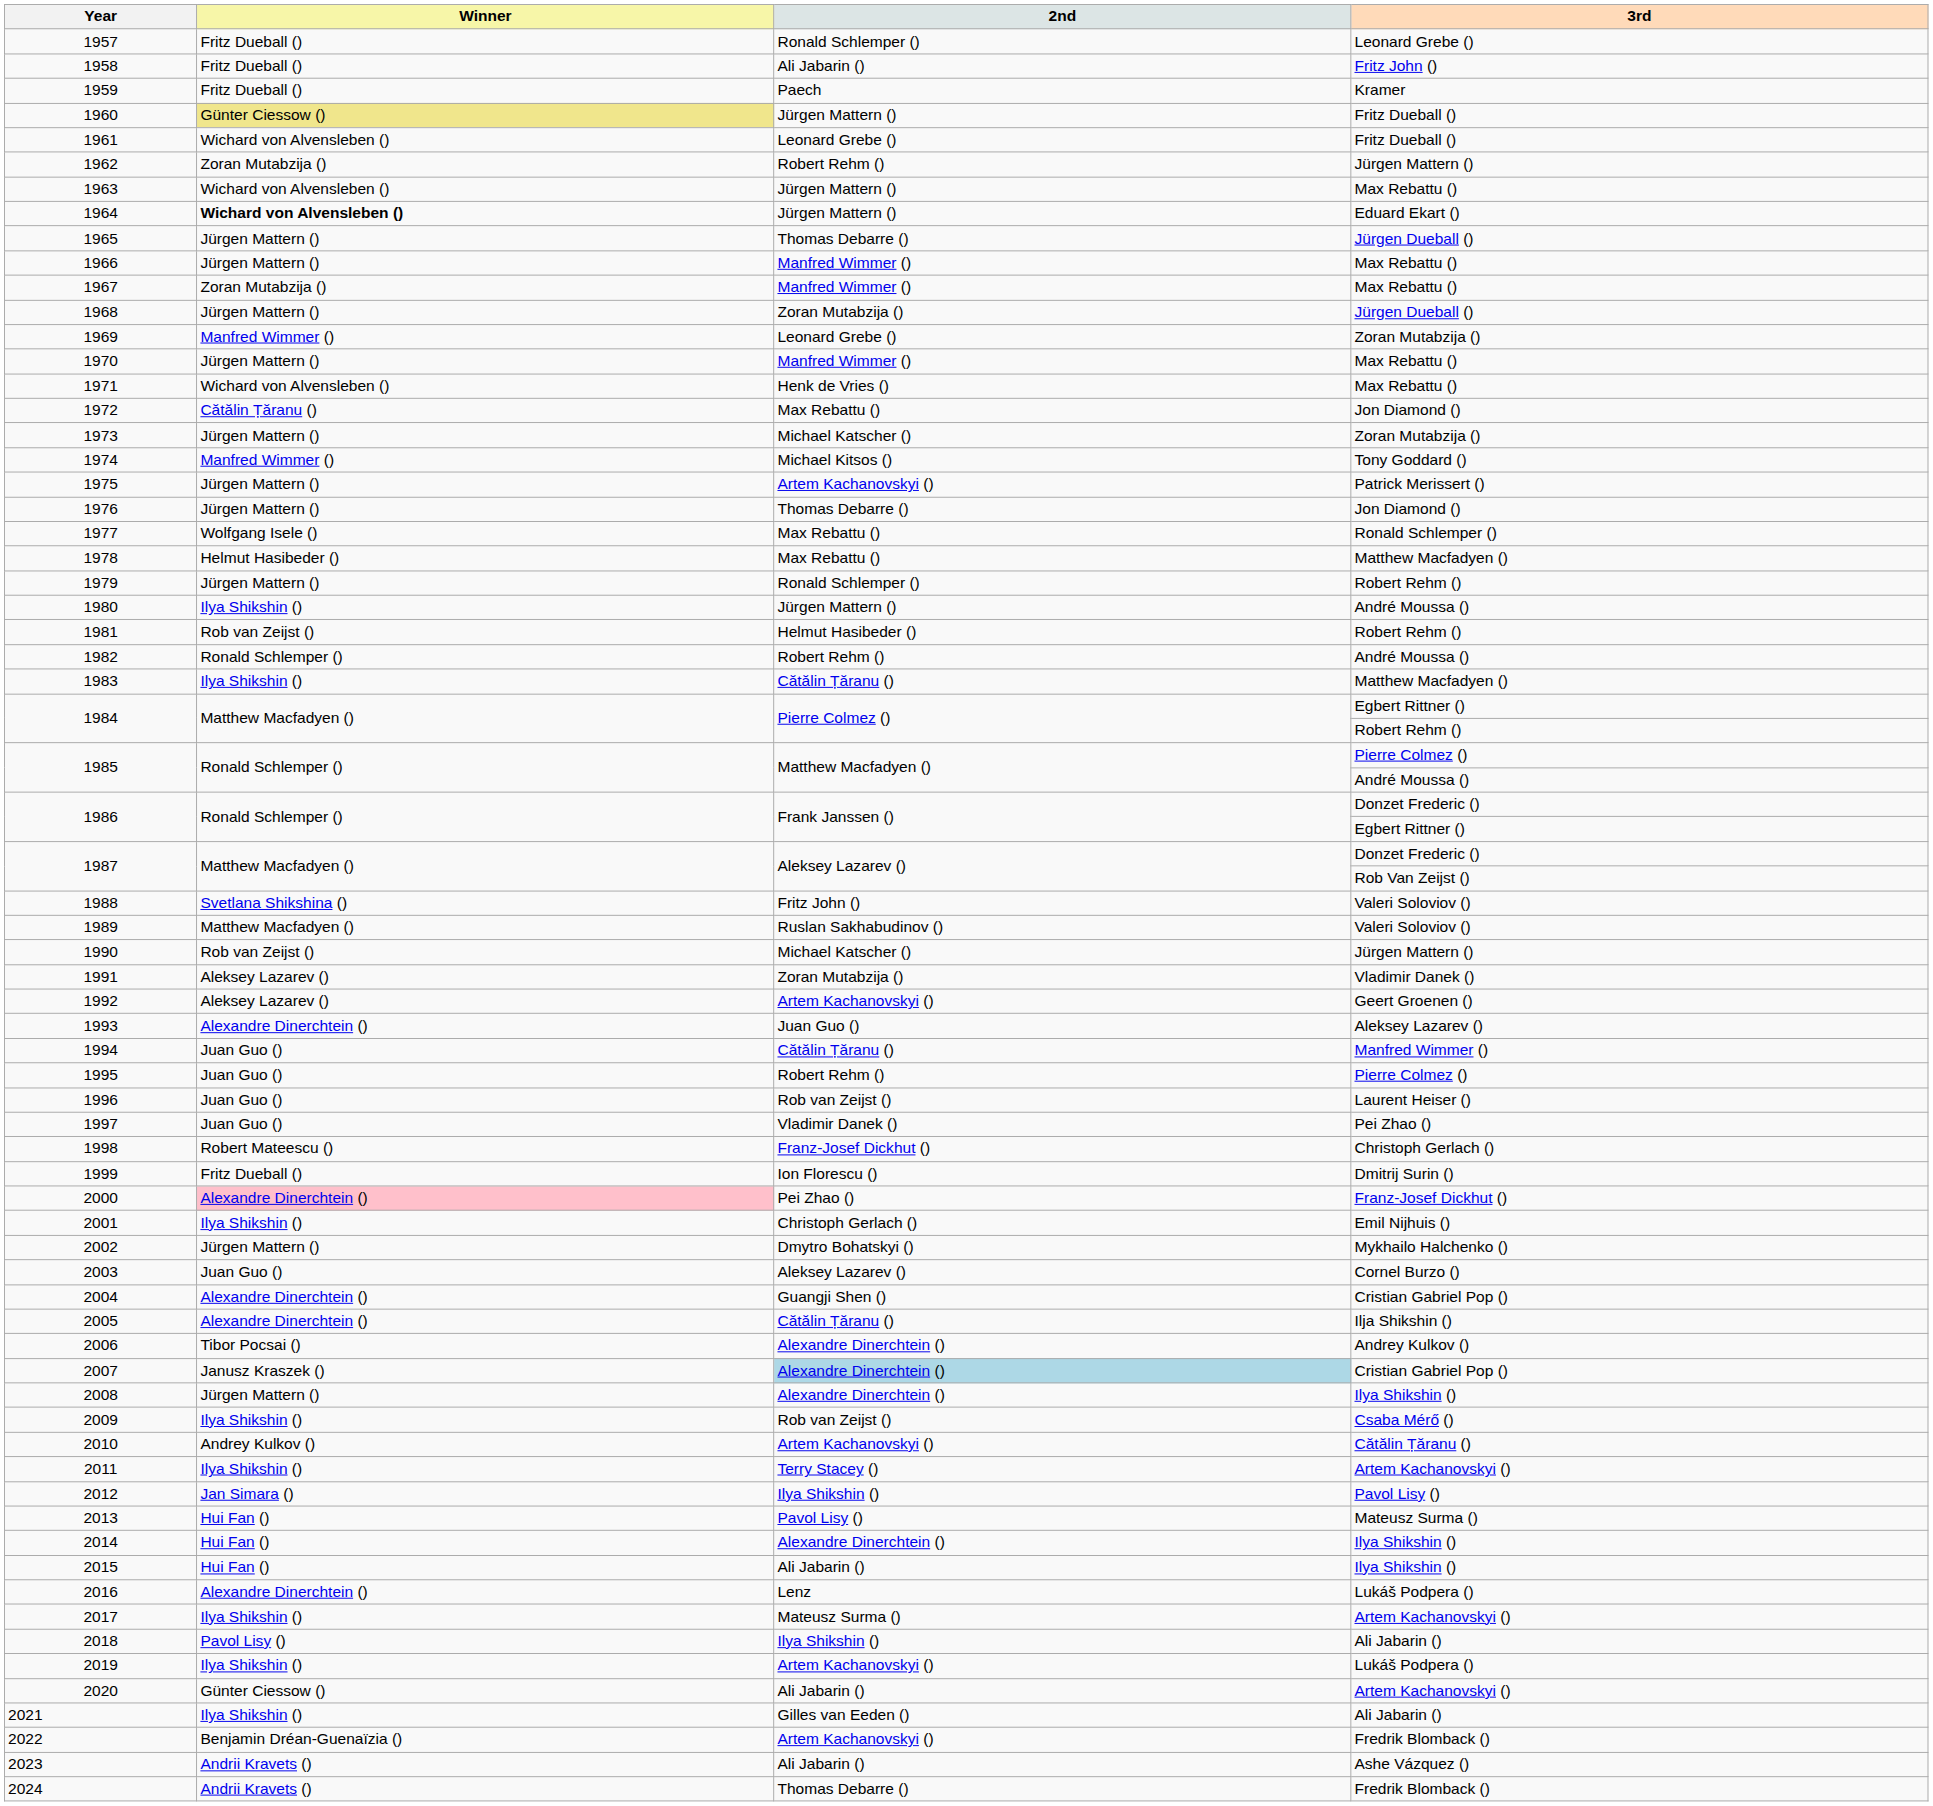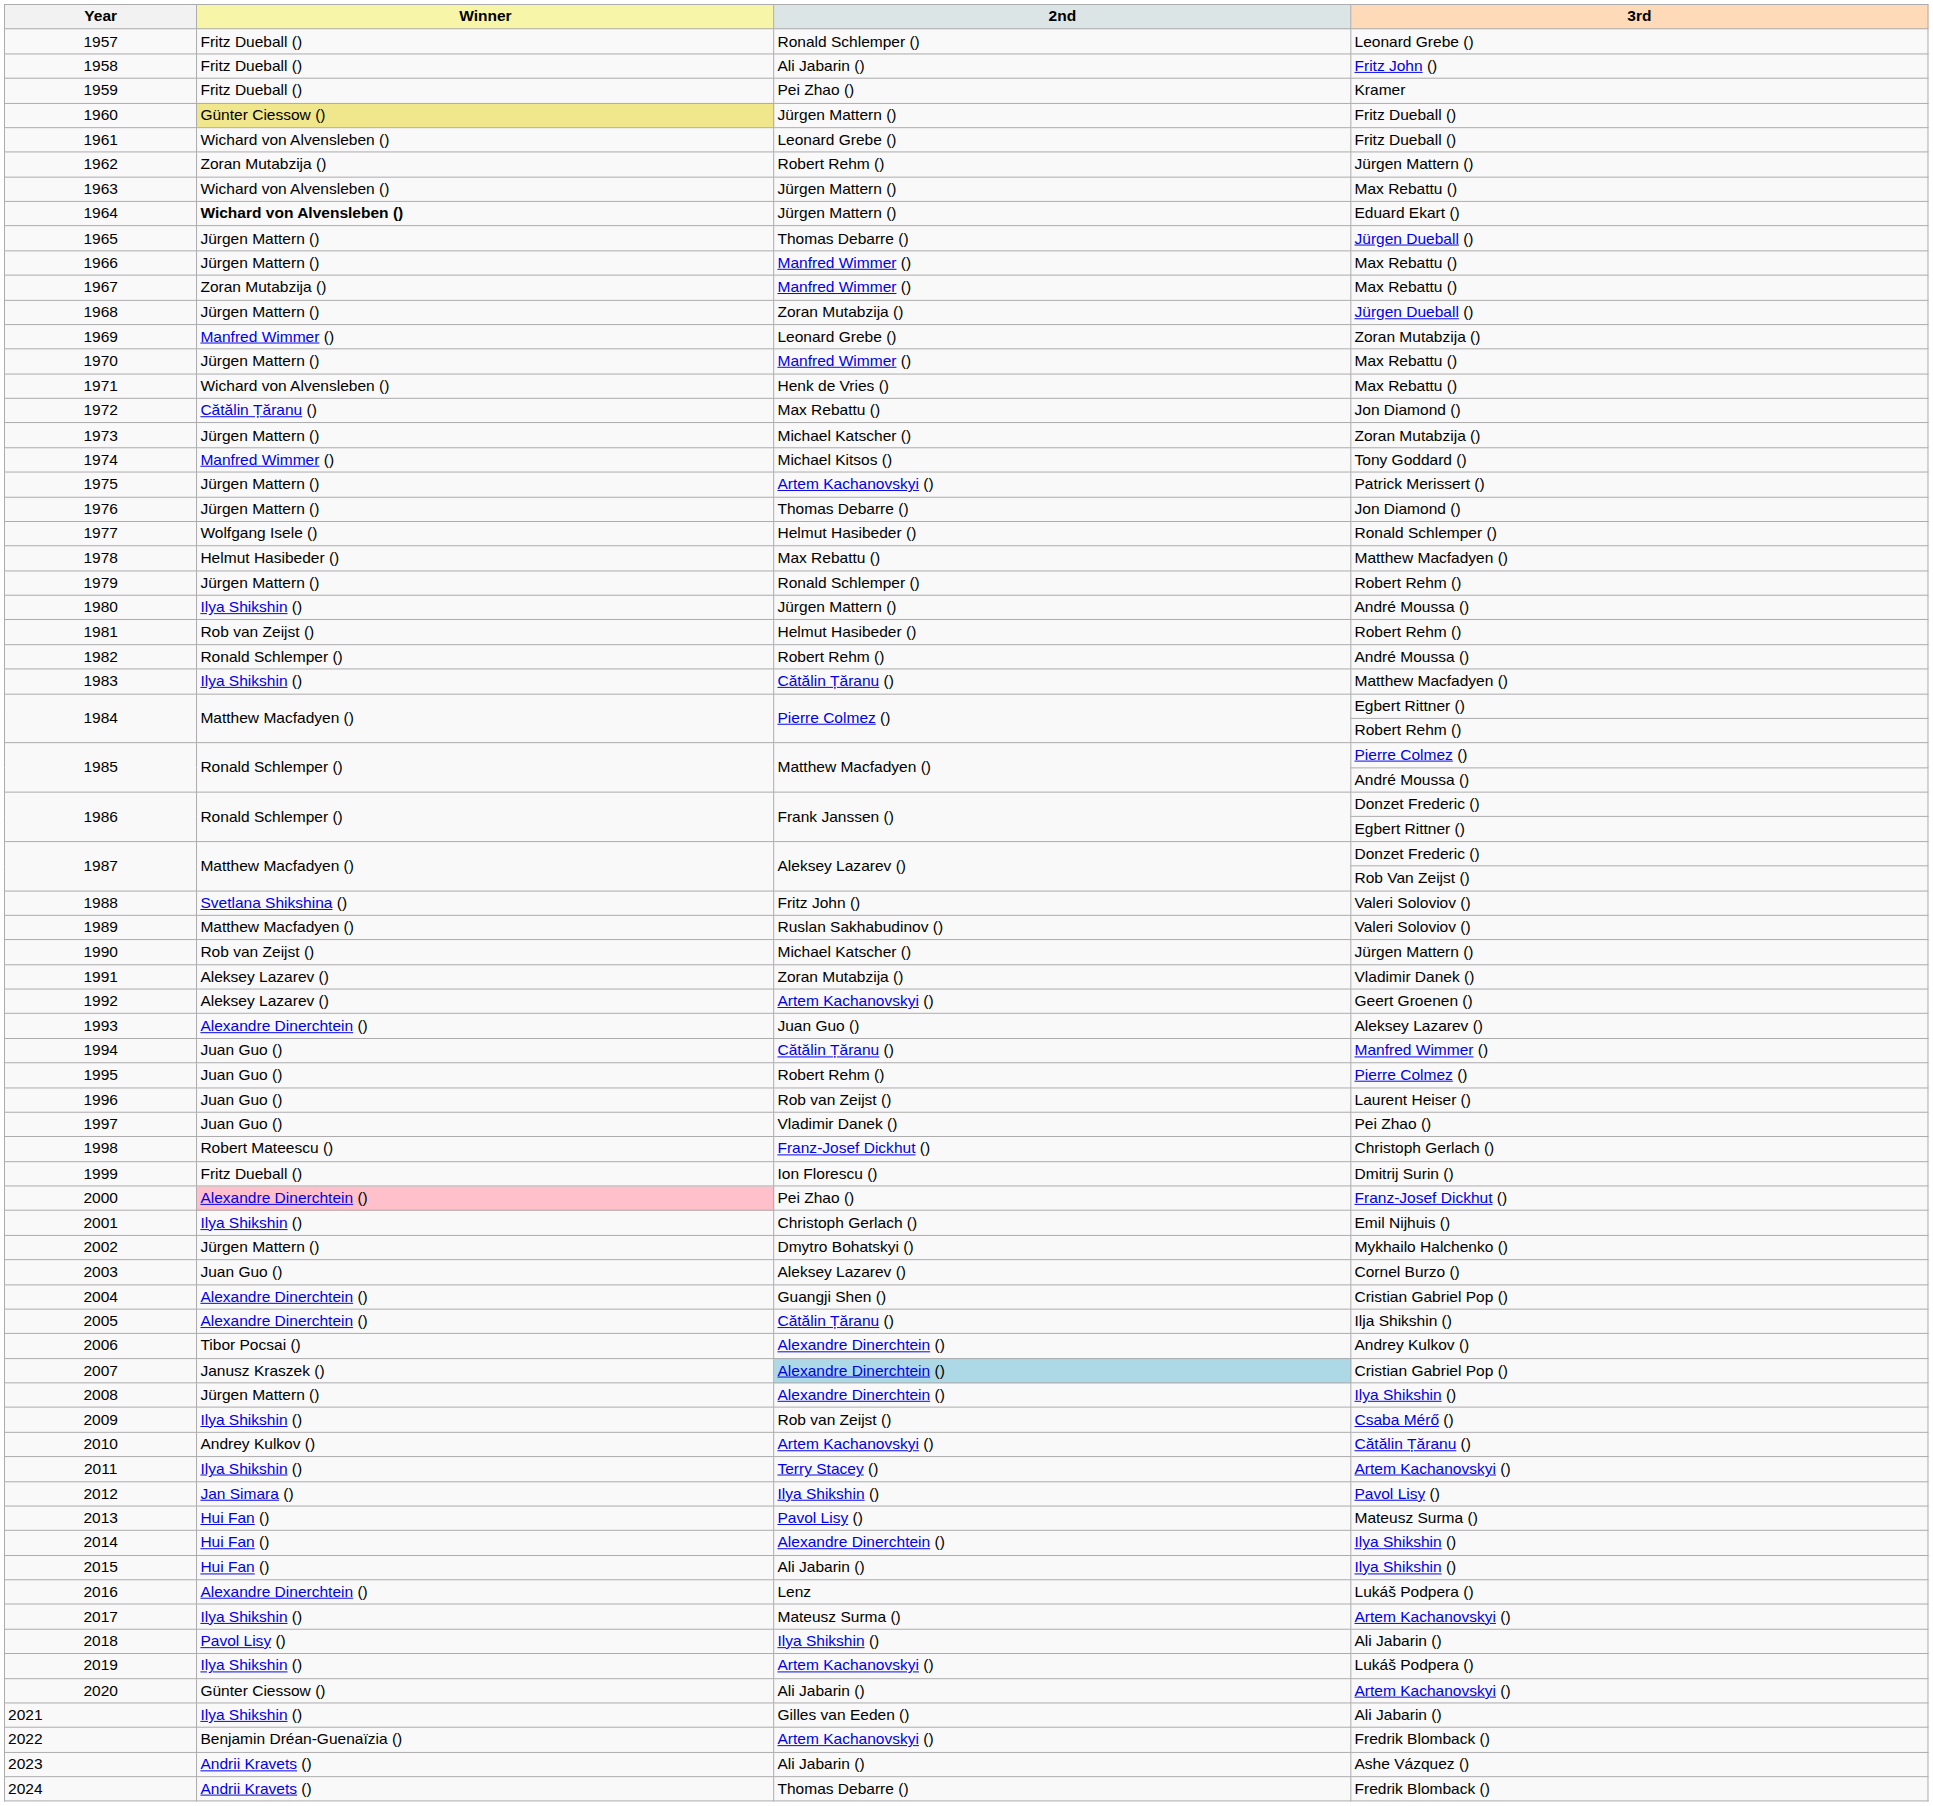(799, 90) Paech -> (816, 90) Pei Zhao ()
(829, 533) Max Rebattu () -> (847, 533) Helmut Hasibeder ()
